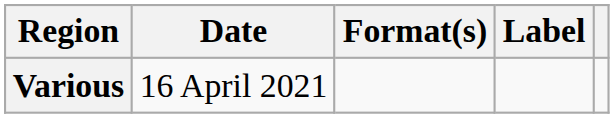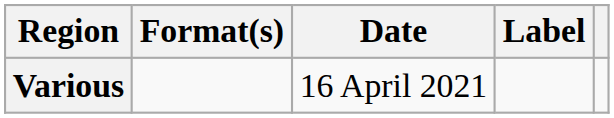columns swapped: (234, 31) <-> (415, 31)
